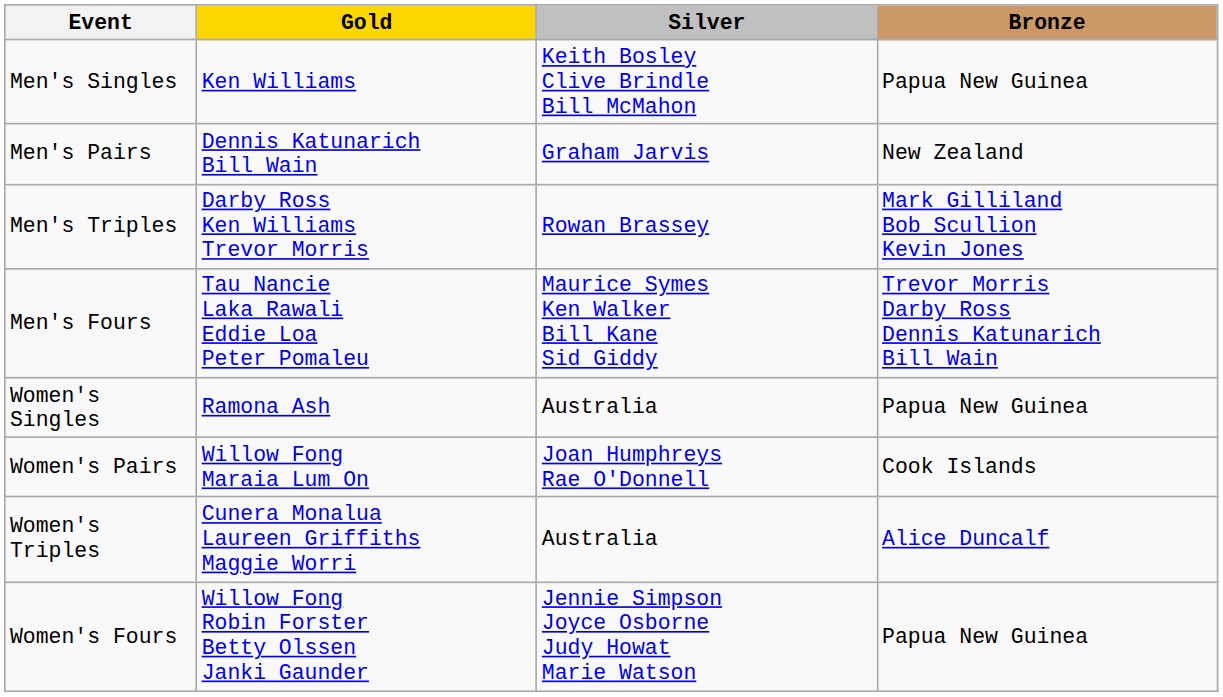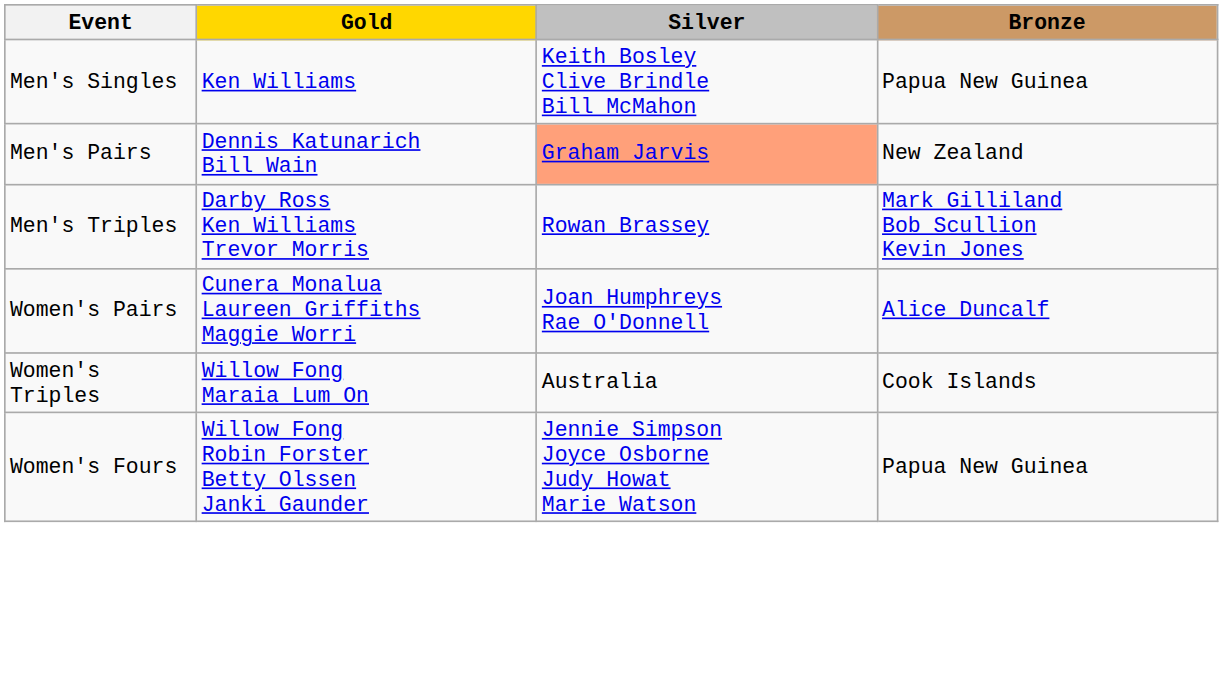(626, 154) no background -> (626, 154) lightsalmon background
- row: (81, 323)
- row: (55, 407)
(285, 467) Willow Fong Maraia Lum On -> (311, 311) Cunera Monalua Laureen Griffiths Maggie Worri
(959, 467) Cook Islands -> (966, 311) Alice Duncalf
(311, 539) Cunera Monalua Laureen Griffiths Maggie Worri -> (285, 383) Willow Fong Maraia Lum On
(966, 539) Alice Duncalf -> (959, 383) Cook Islands
